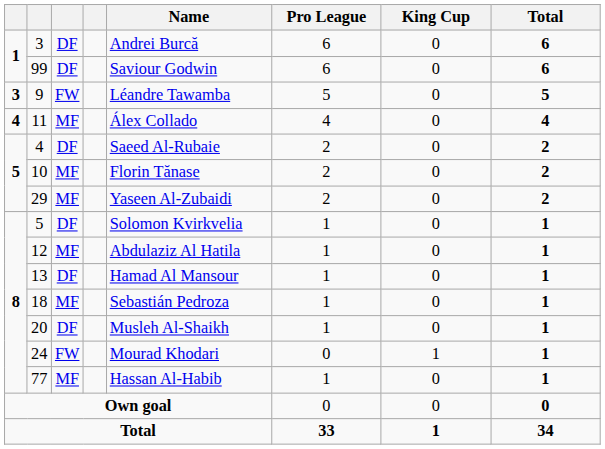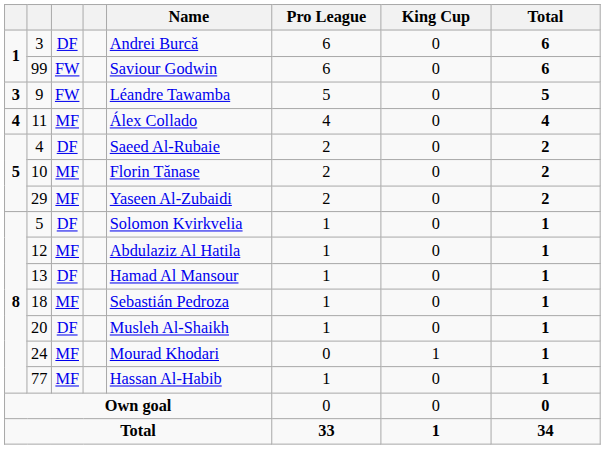(67, 69) DF -> (67, 69) FW
(67, 353) FW -> (67, 353) MF
